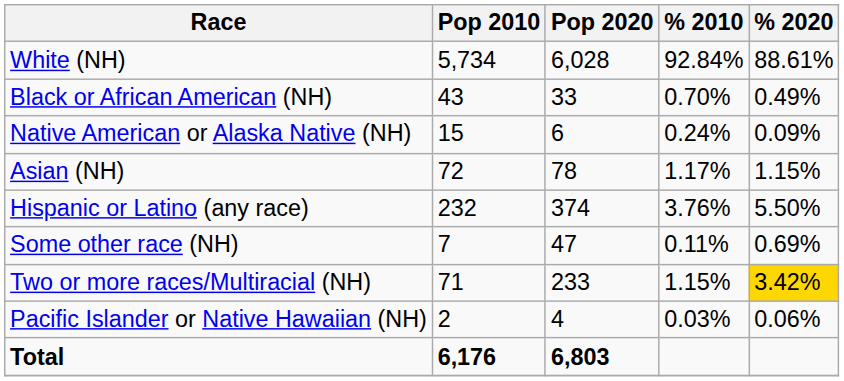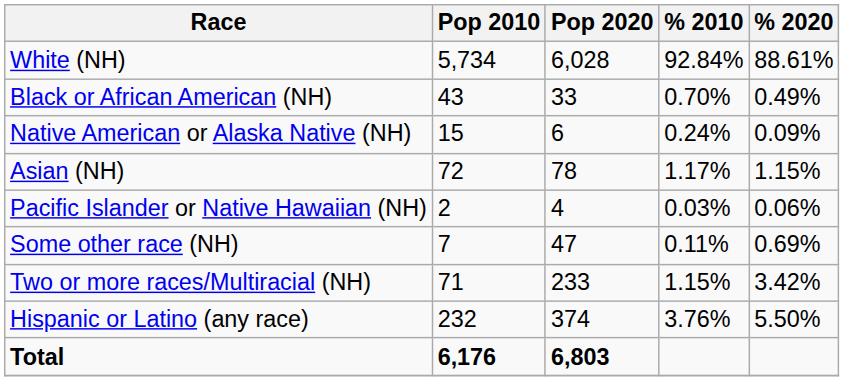rows swapped: (218, 319) <-> (159, 208)
(787, 282) gold background -> (787, 282) no background
